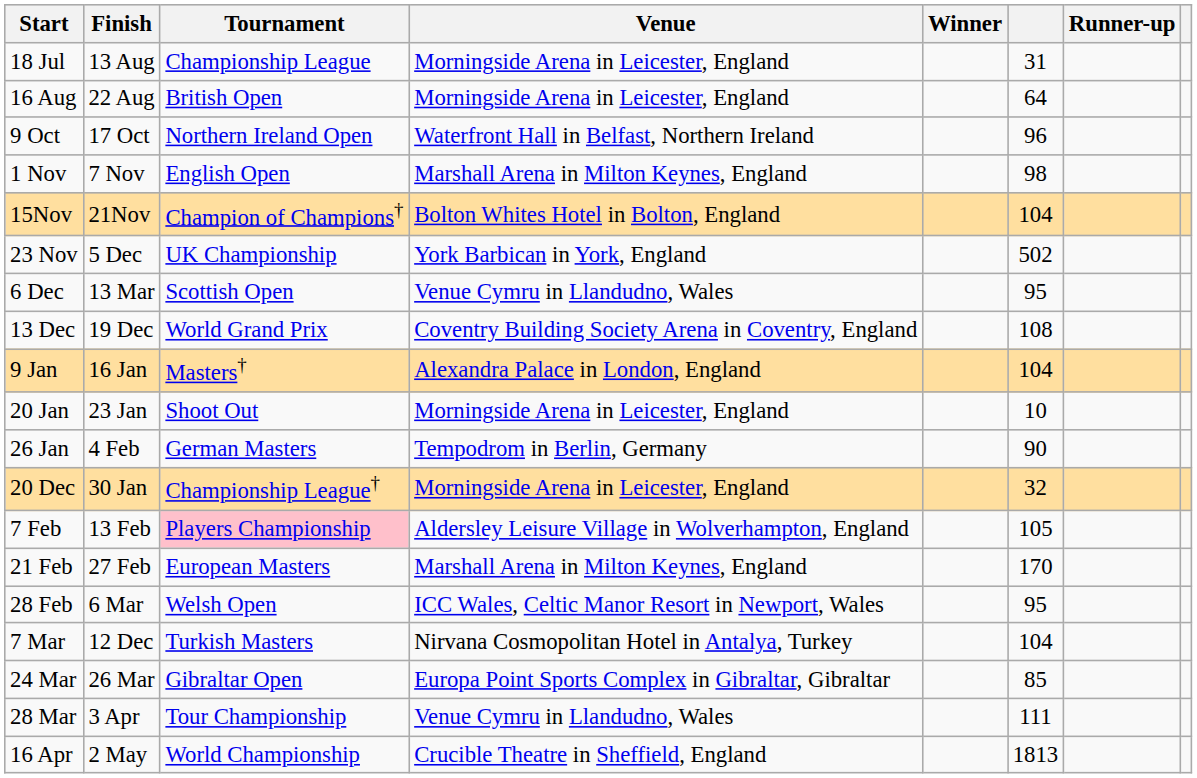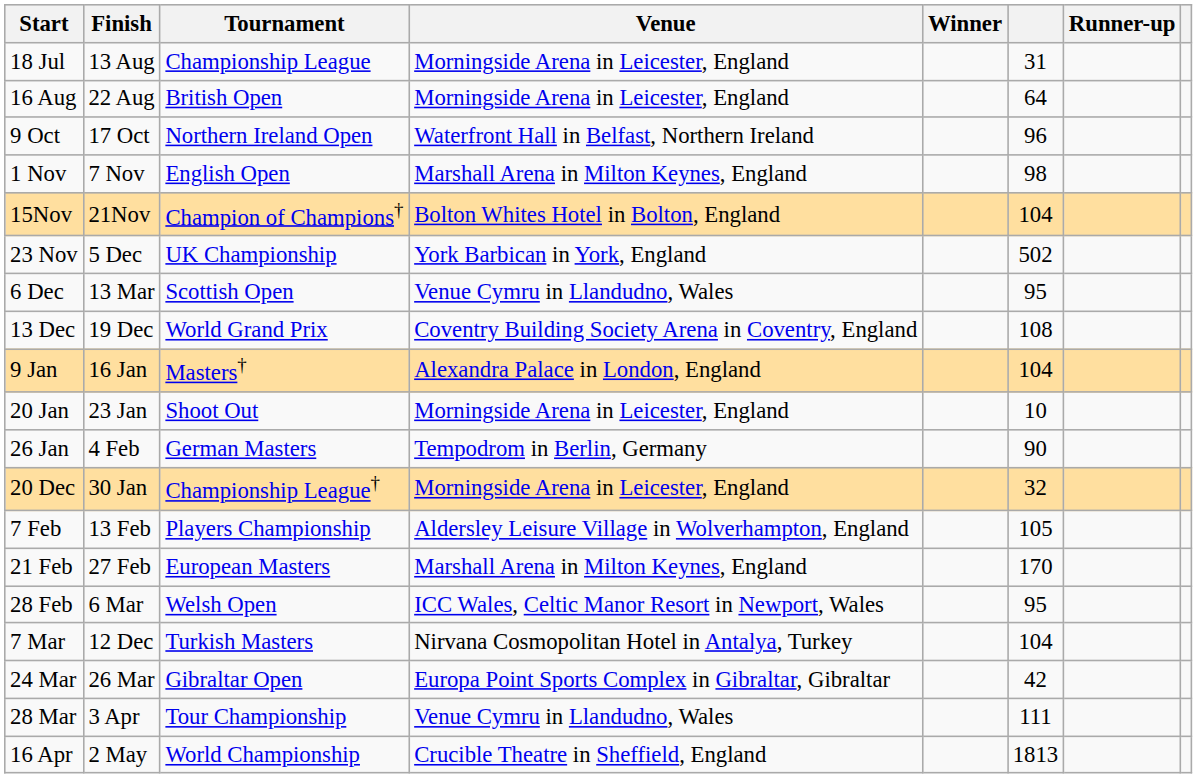(268, 529) pink background -> (268, 529) no background
(1035, 679) 85 -> (1035, 679) 42
